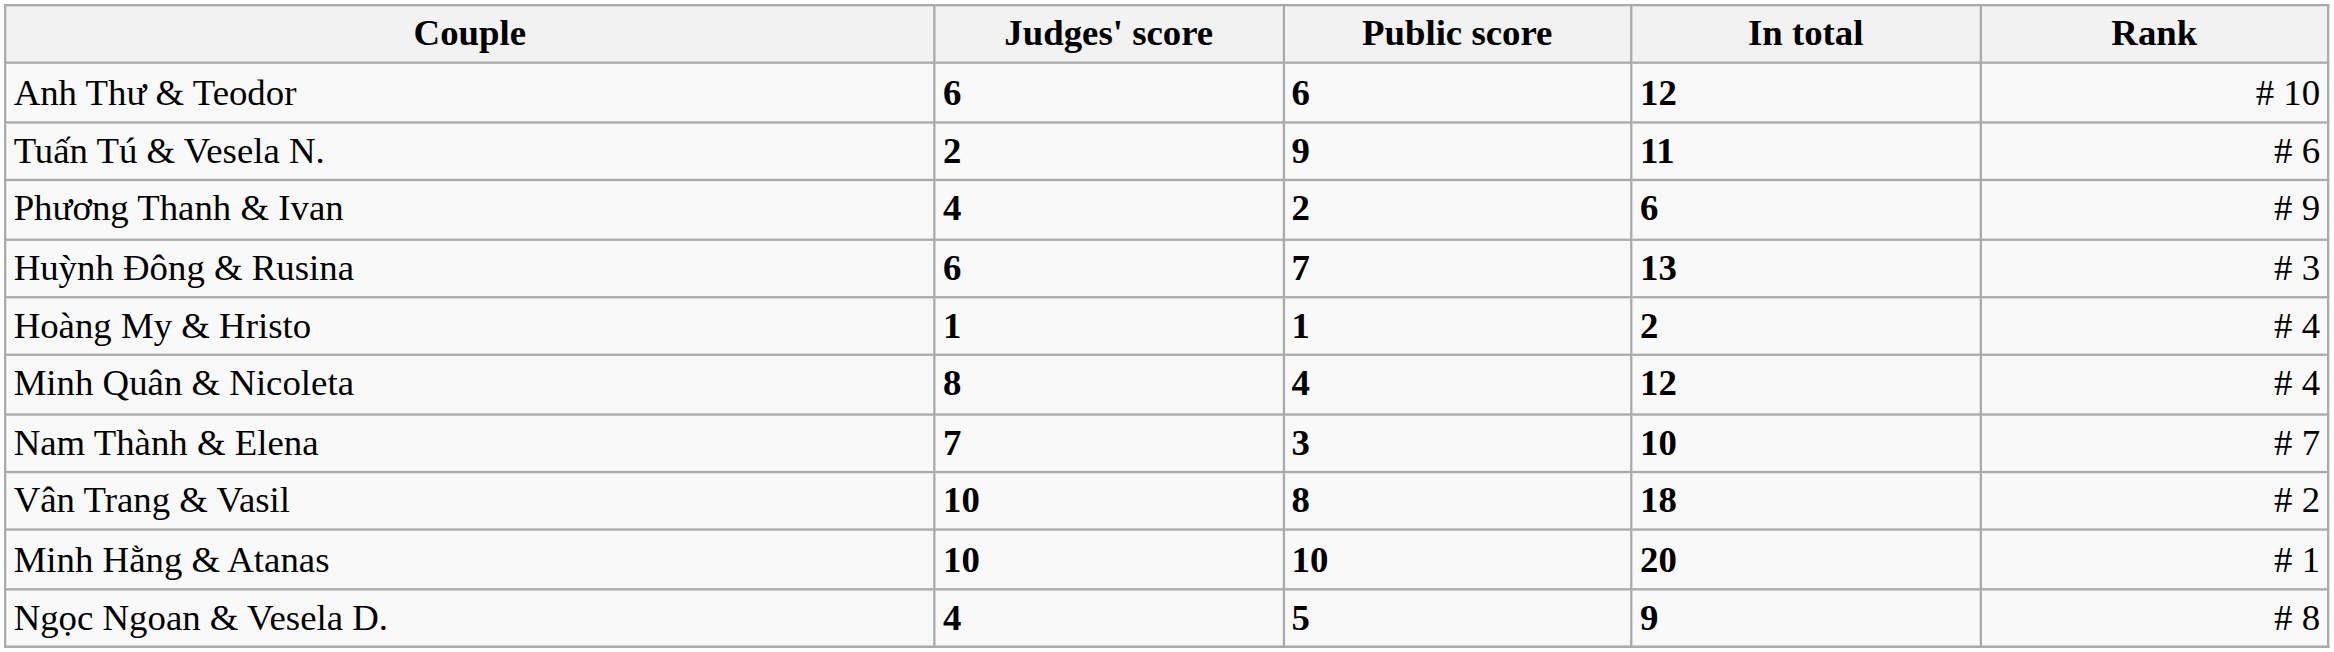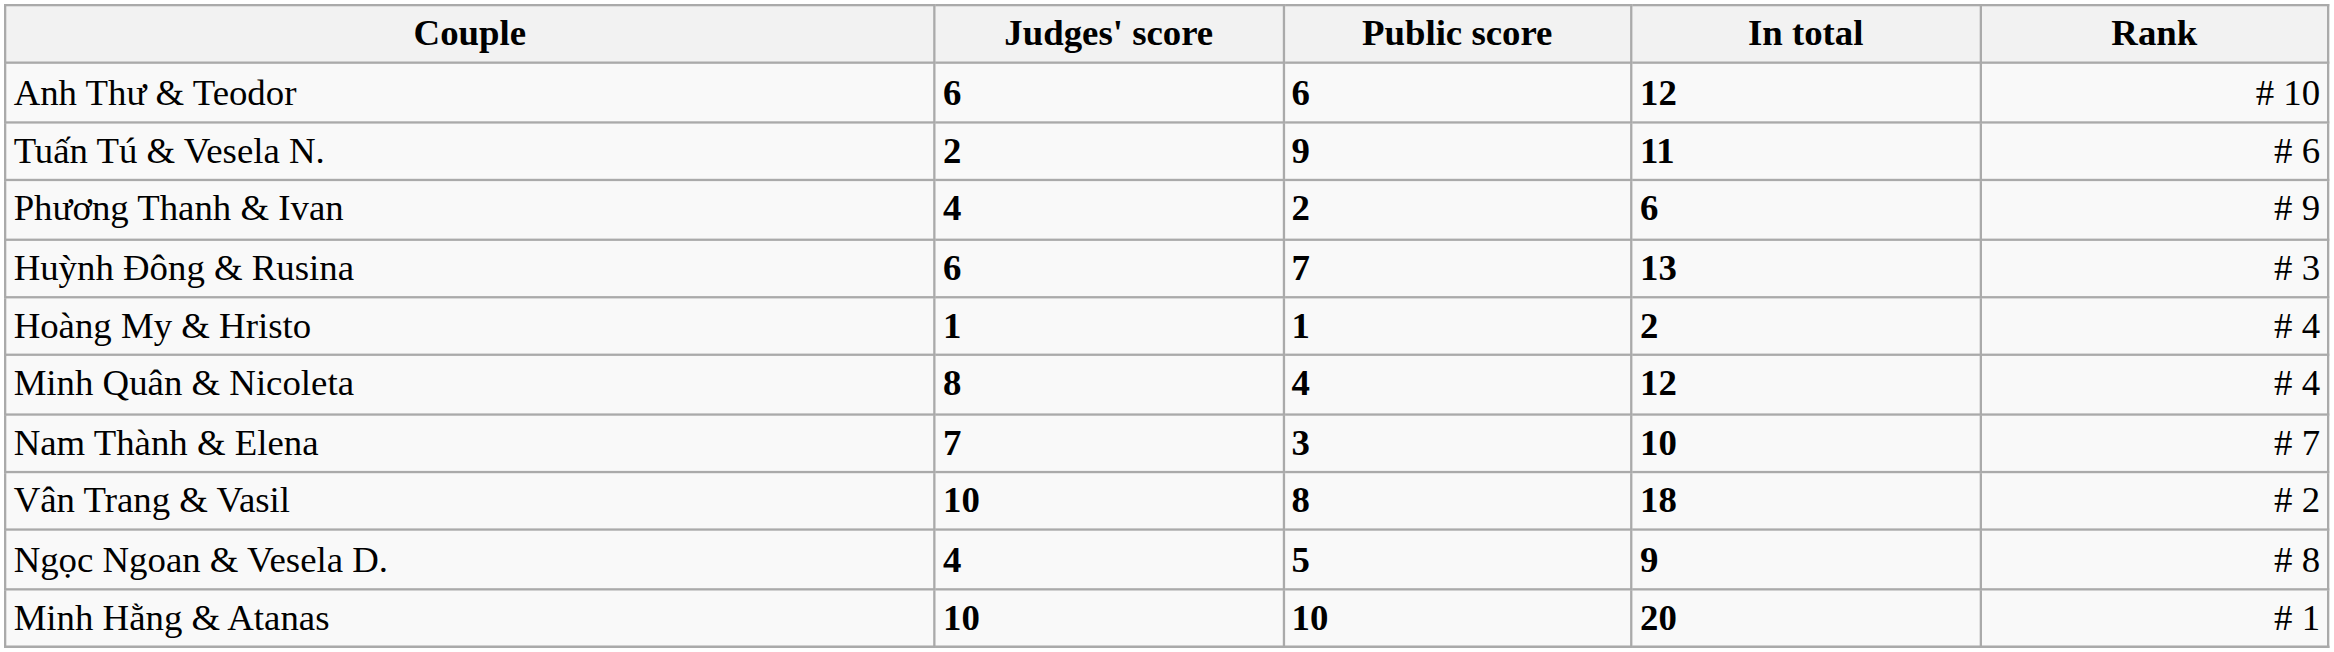rows swapped: (201, 617) <-> (172, 558)
